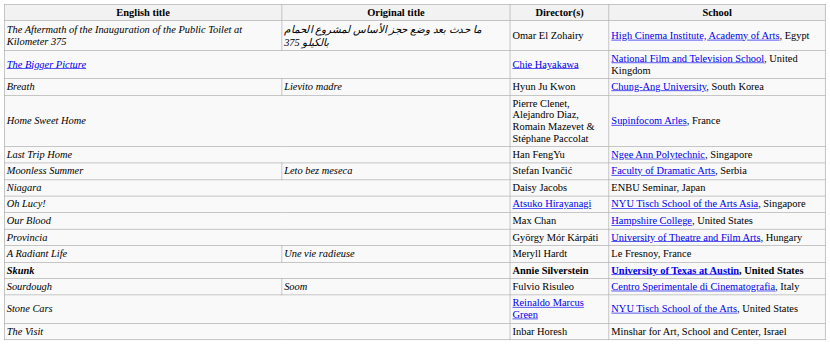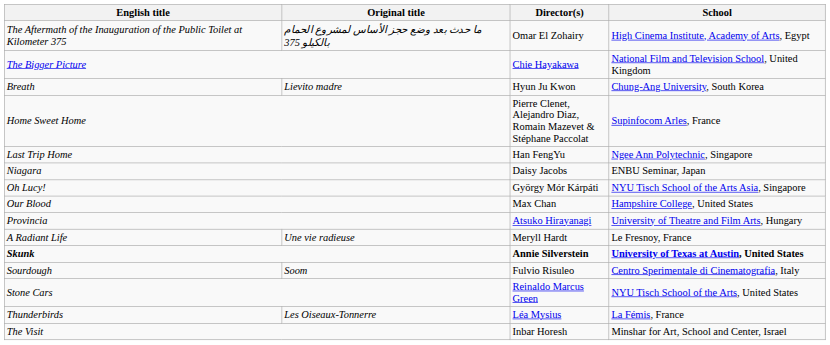- row: (45, 171)
(552, 204) Atsuko Hirayanagi -> (556, 188) György Mór Kárpáti
(555, 237) György Mór Kárpáti -> (552, 220) Atsuko Hirayanagi
+ row: (35, 315)
